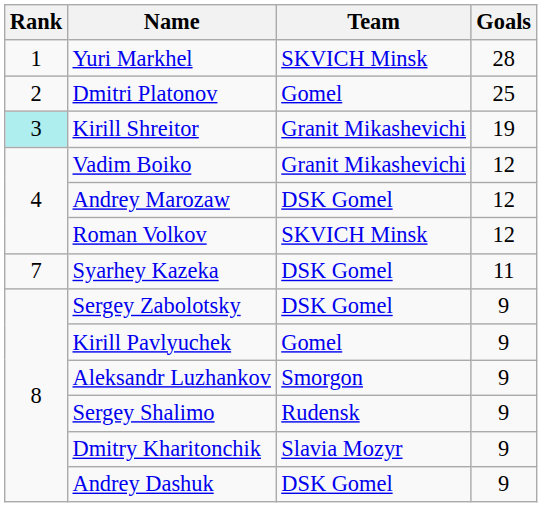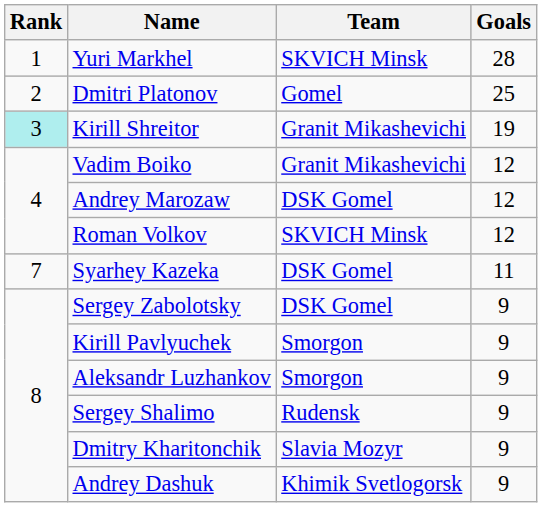(312, 341) Gomel -> (322, 341) Smorgon
(337, 484) DSK Gomel -> (372, 484) Khimik Svetlogorsk
